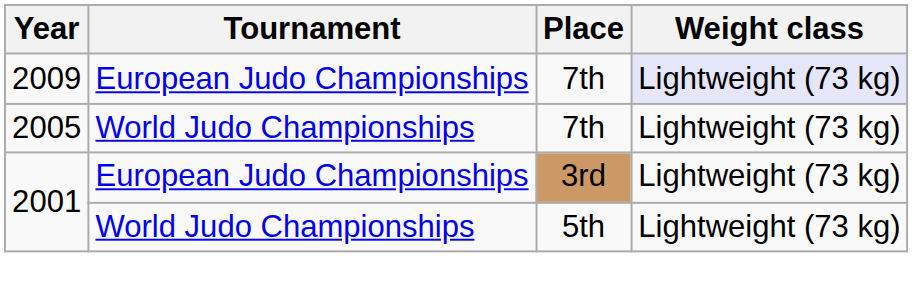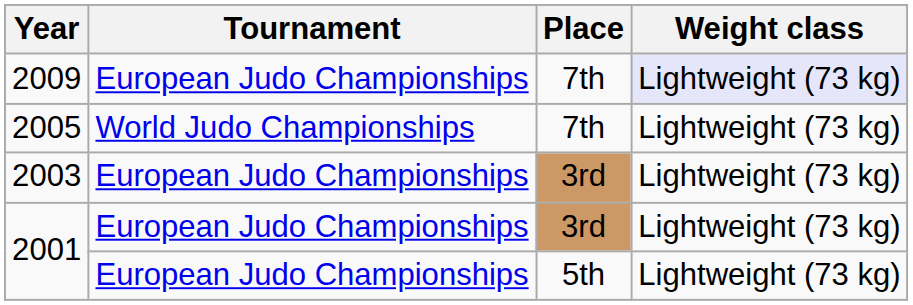+ row: (47, 176)
(285, 226) World Judo Championships -> (312, 275) European Judo Championships
